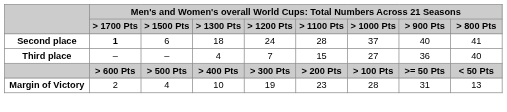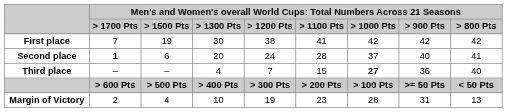+ row: (47, 41)
(218, 41) 18 -> (218, 56) 20
(373, 56) normal -> (373, 71) bold
